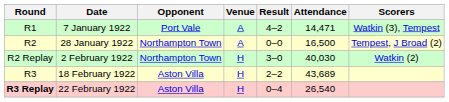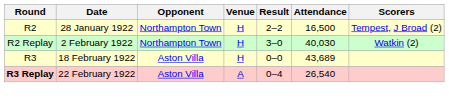- row: (97, 27)
(240, 43) A -> (240, 27) H
(274, 43) 0–0 -> (274, 27) 2–2
(274, 74) 2–2 -> (274, 58) 0–0
(240, 89) H -> (240, 74) A
